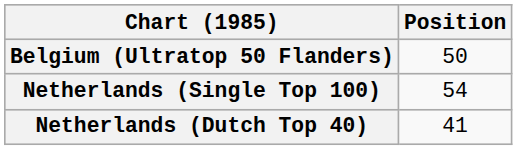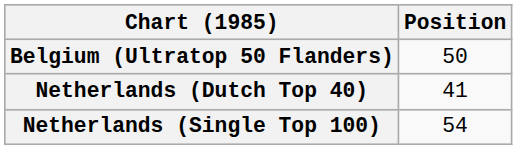rows swapped: (202, 126) <-> (202, 92)
